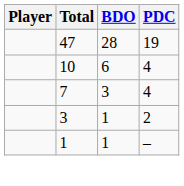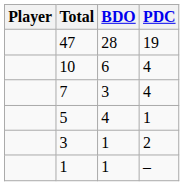+ row: (63, 117)
